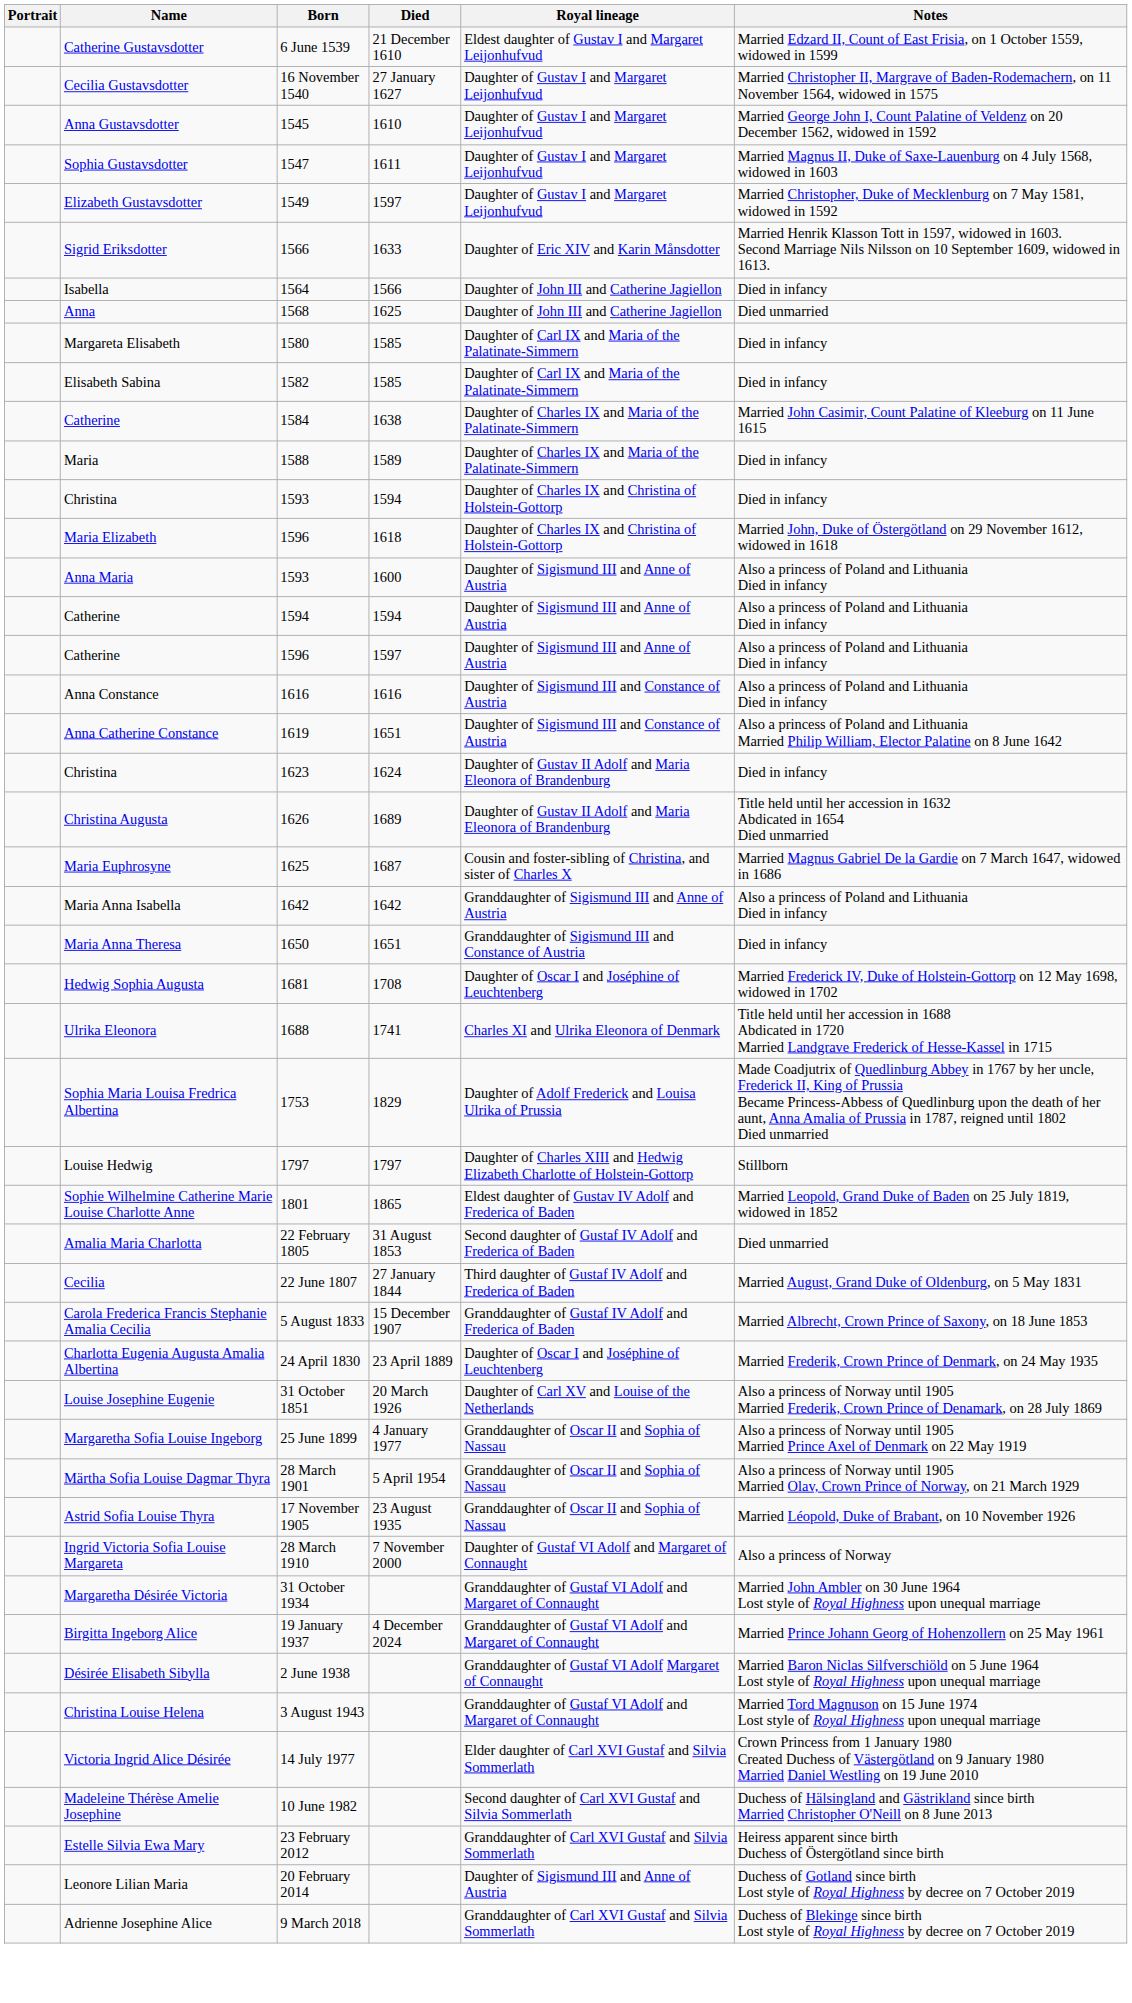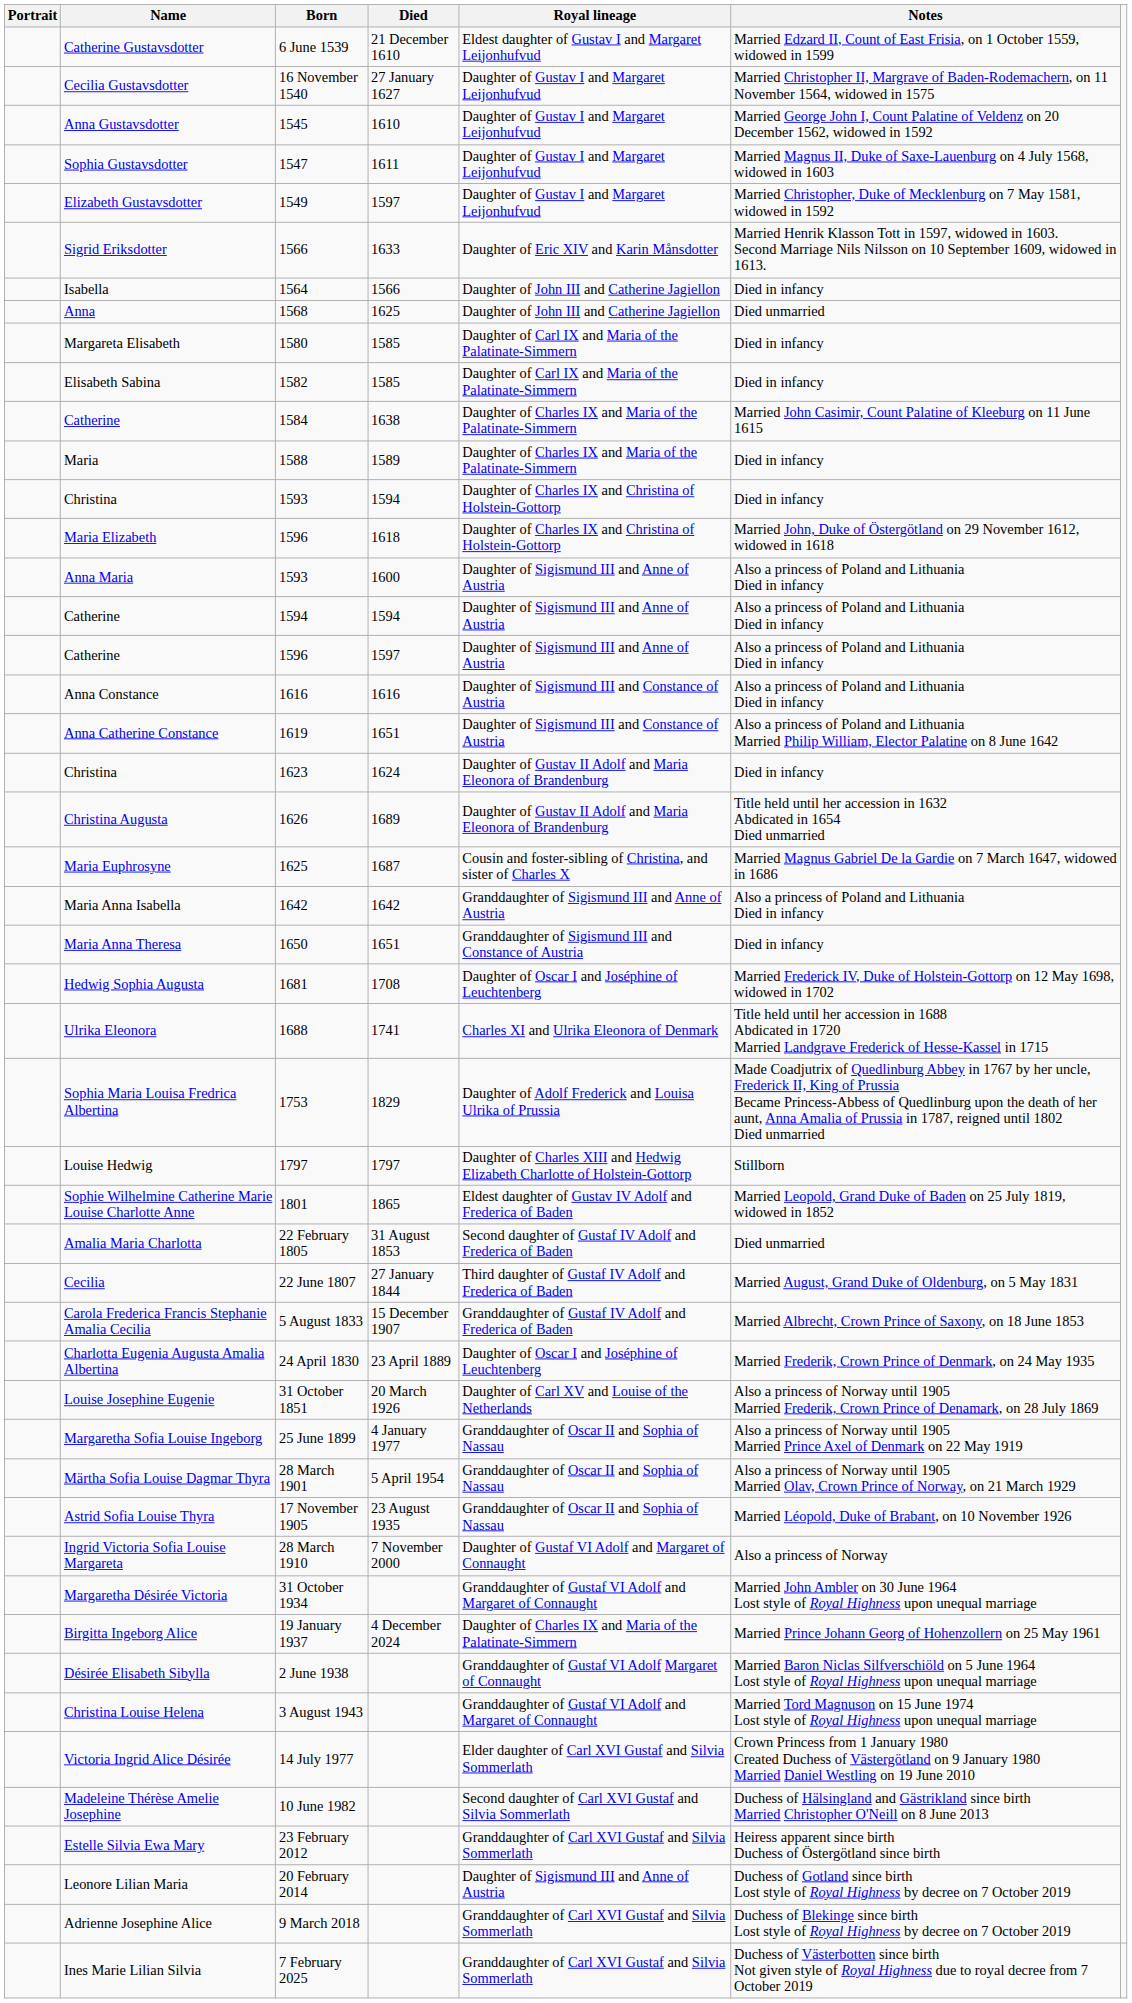(576, 1634) Granddaughter of Gustaf VI Adolf and Margaret of Connaught -> (580, 1634) Daughter of Charles IX and Maria of the Palatinate-Simmern
+ row: (133, 1970)
